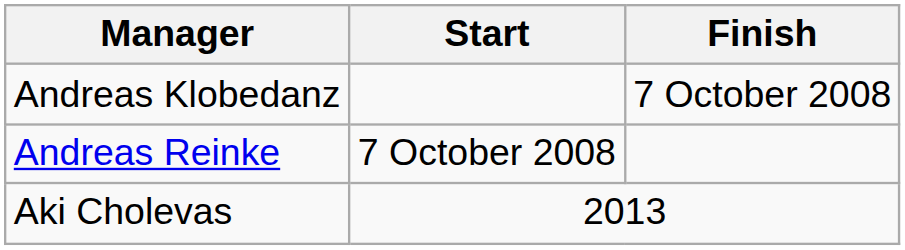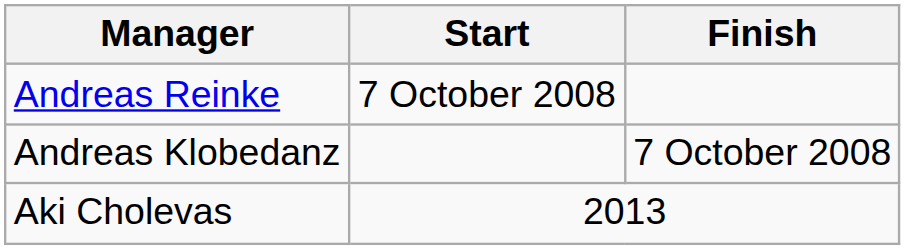rows swapped: (177, 93) <-> (147, 152)
